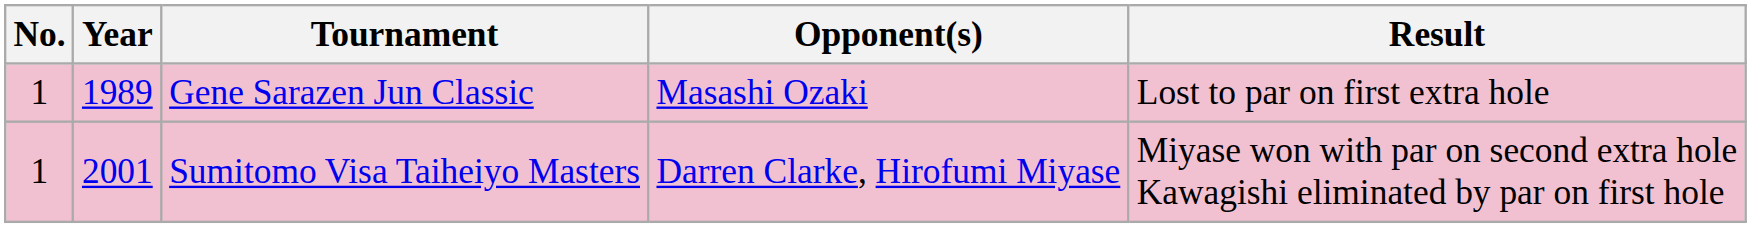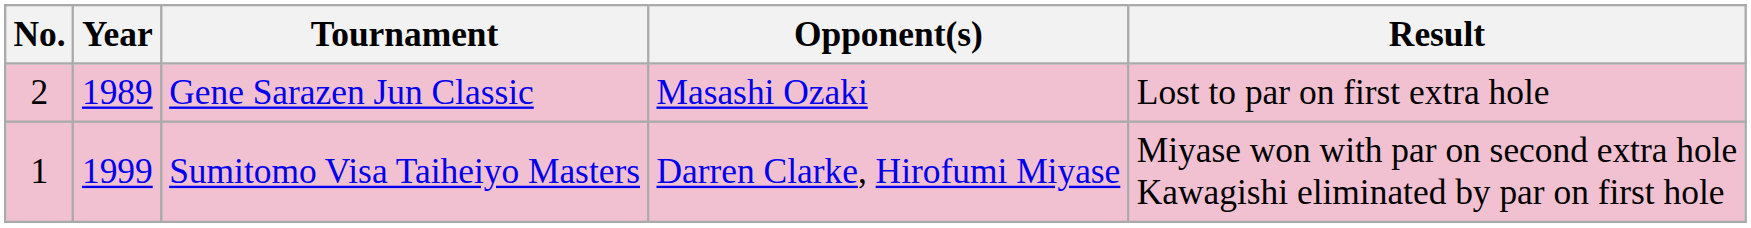(39, 92) 1 -> (39, 92) 2
(117, 171) 2001 -> (117, 171) 1999
